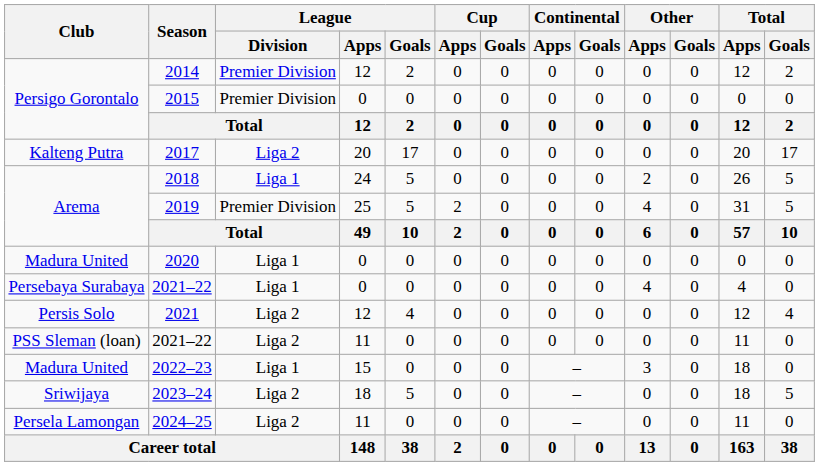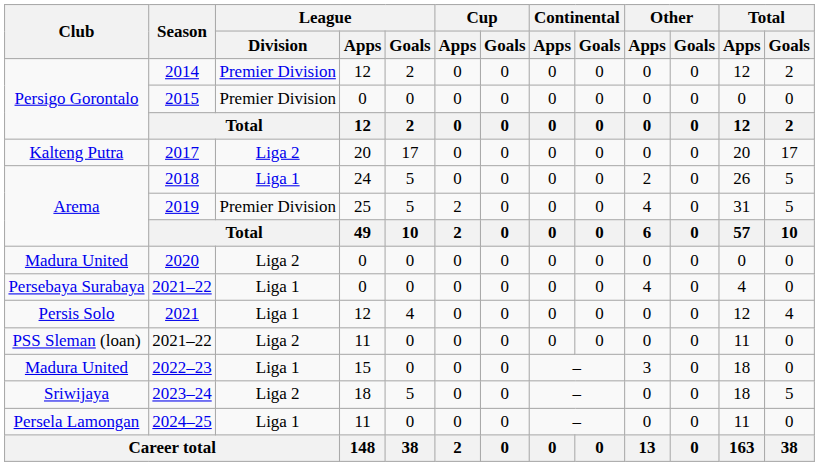(278, 260) Liga 1 -> (278, 260) Liga 2
(278, 313) Liga 2 -> (278, 313) Liga 1
(278, 421) Liga 2 -> (278, 421) Liga 1
